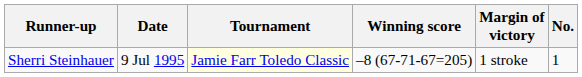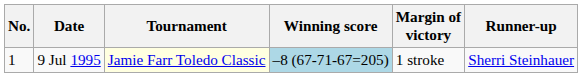columns swapped: (563, 26) <-> (61, 26)
(414, 60) no background -> (331, 60) lightblue background
